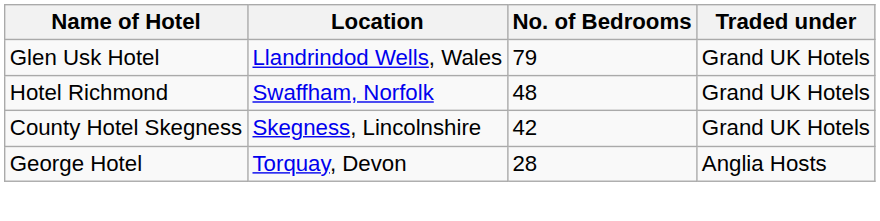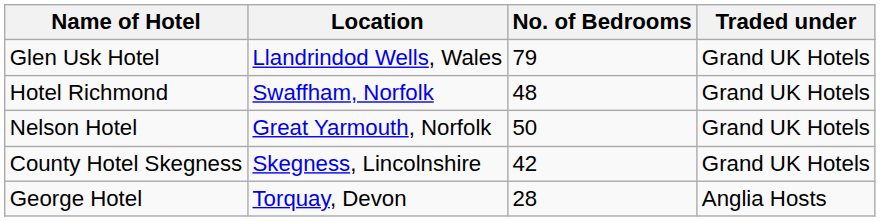+ row: (73, 127)
